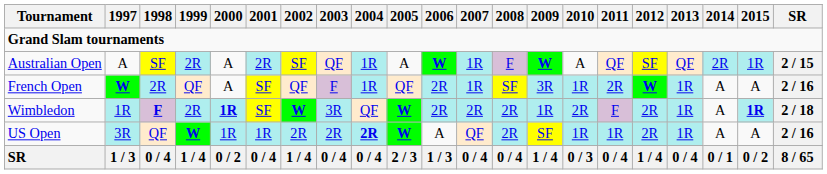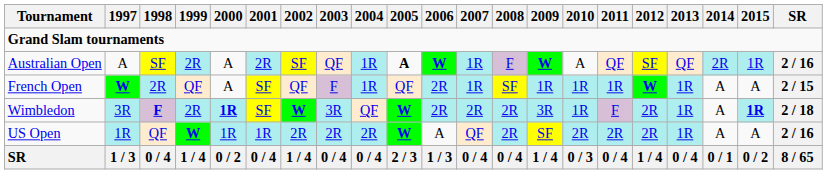(404, 63) normal -> (404, 63) bold
(797, 63) 2 / 15 -> (797, 63) 2 / 16
(545, 87) 3R -> (545, 87) 1R
(615, 87) 2R -> (615, 87) 1R
(797, 87) 2 / 16 -> (797, 87) 2 / 15
(123, 110) 1R -> (123, 110) 3R
(545, 110) 1R -> (545, 110) 3R
(580, 110) 2R -> (580, 110) 1R
(123, 134) 3R -> (123, 134) 1R
(369, 134) bold -> (369, 134) normal
(580, 134) 1R -> (580, 134) 2R
(615, 134) 1R -> (615, 134) 2R
